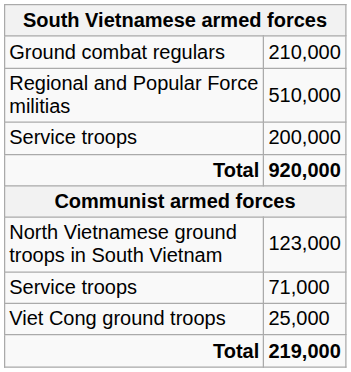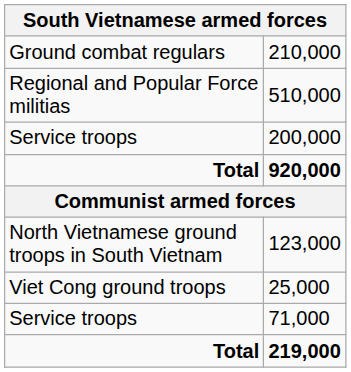rows swapped: (299, 319) <-> (299, 287)
